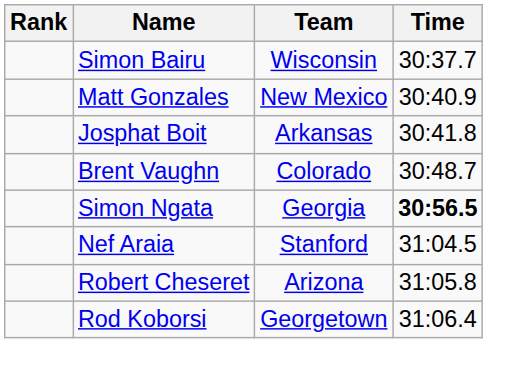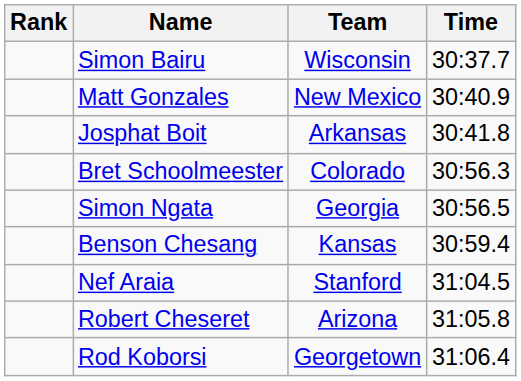- row: (149, 171)
+ row: (181, 171)
(438, 208) bold -> (471, 208) normal
+ row: (168, 245)
